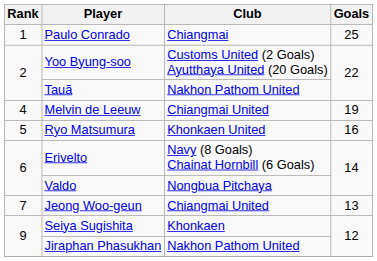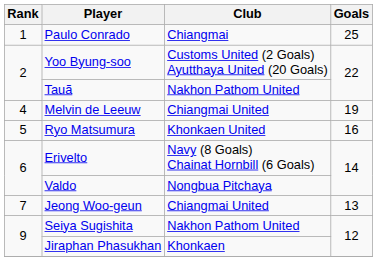(196, 226) Khonkaen -> (233, 226) Nakhon Pathom United
(233, 246) Nakhon Pathom United -> (196, 246) Khonkaen
